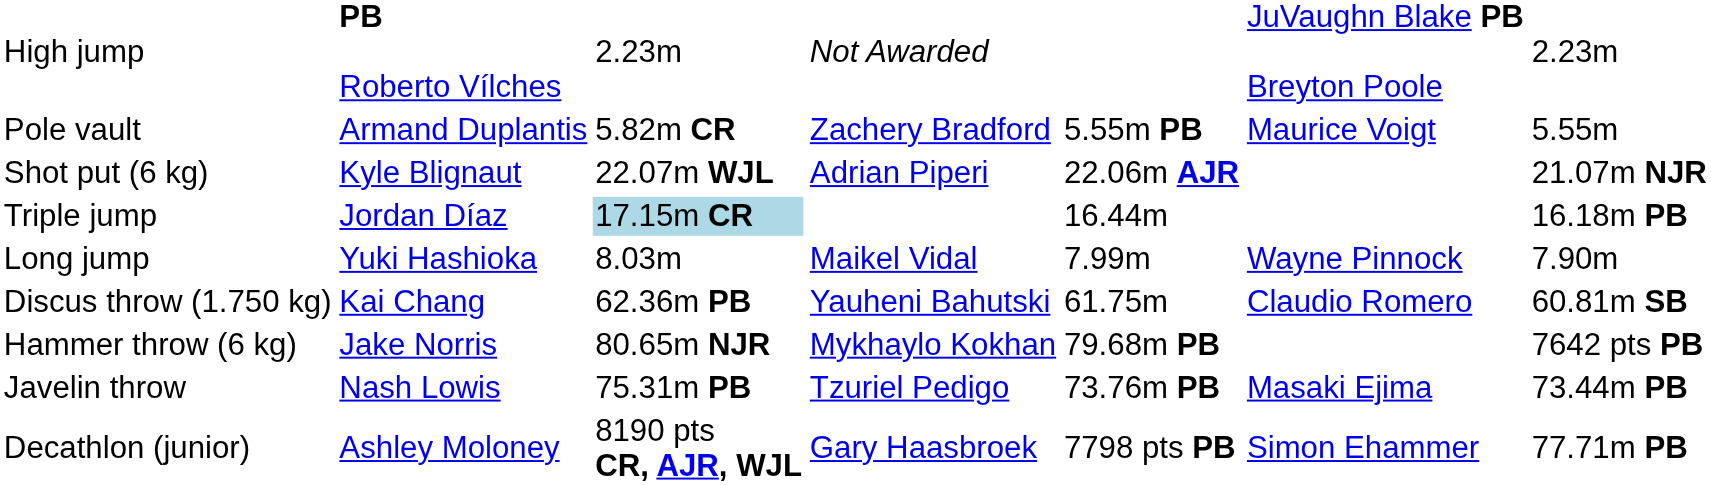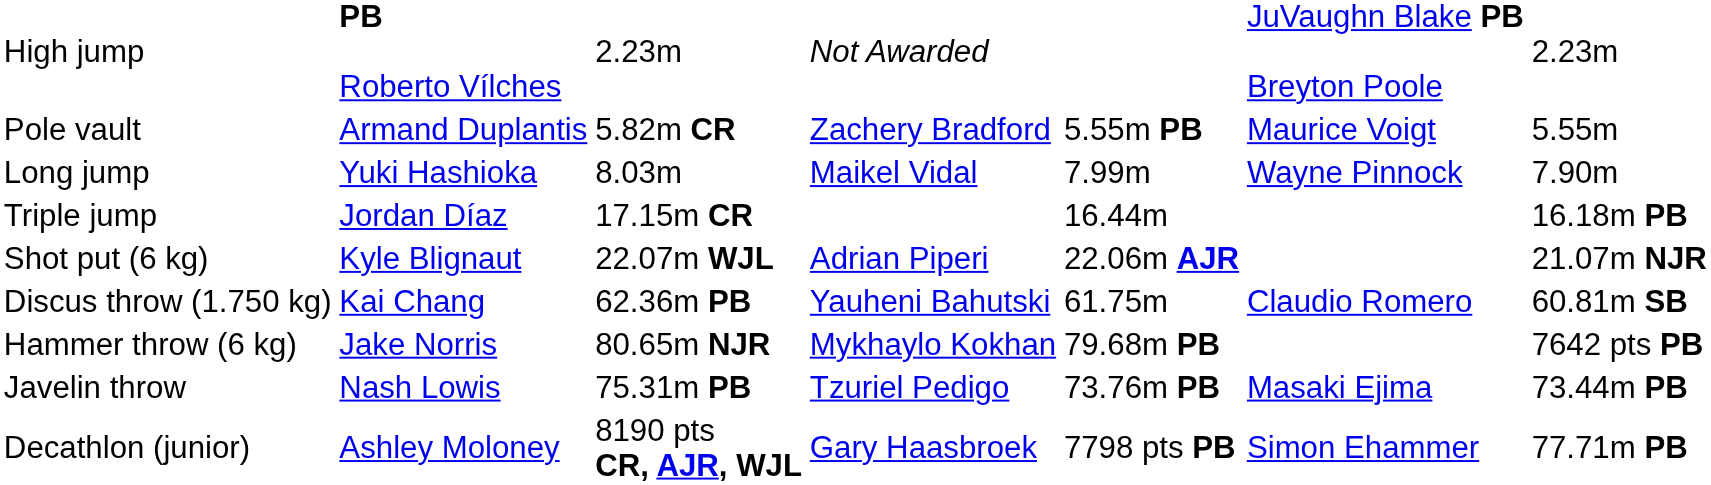rows swapped: (77, 258) <-> (106, 172)
(674, 215) lightblue background -> (674, 215) no background
